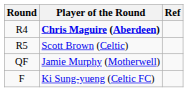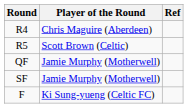(101, 29) bold -> (97, 29) normal
+ row: (22, 78)
